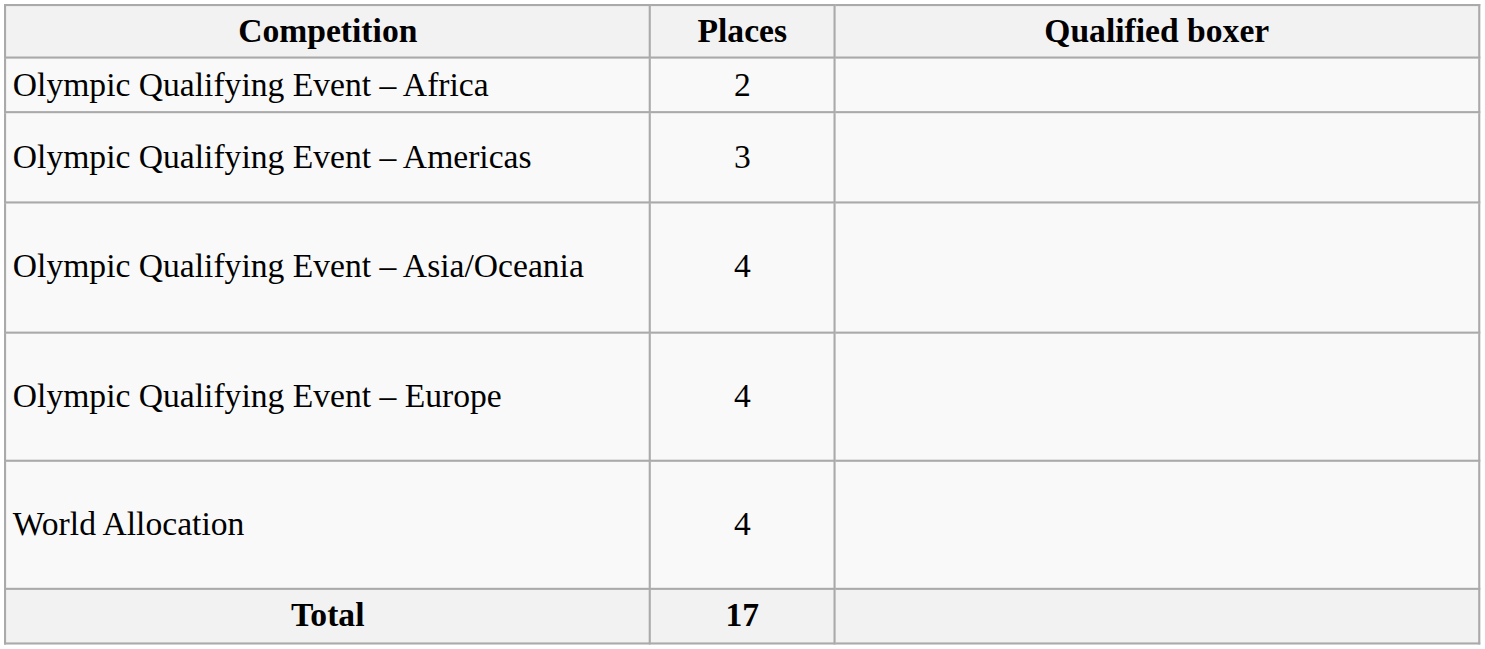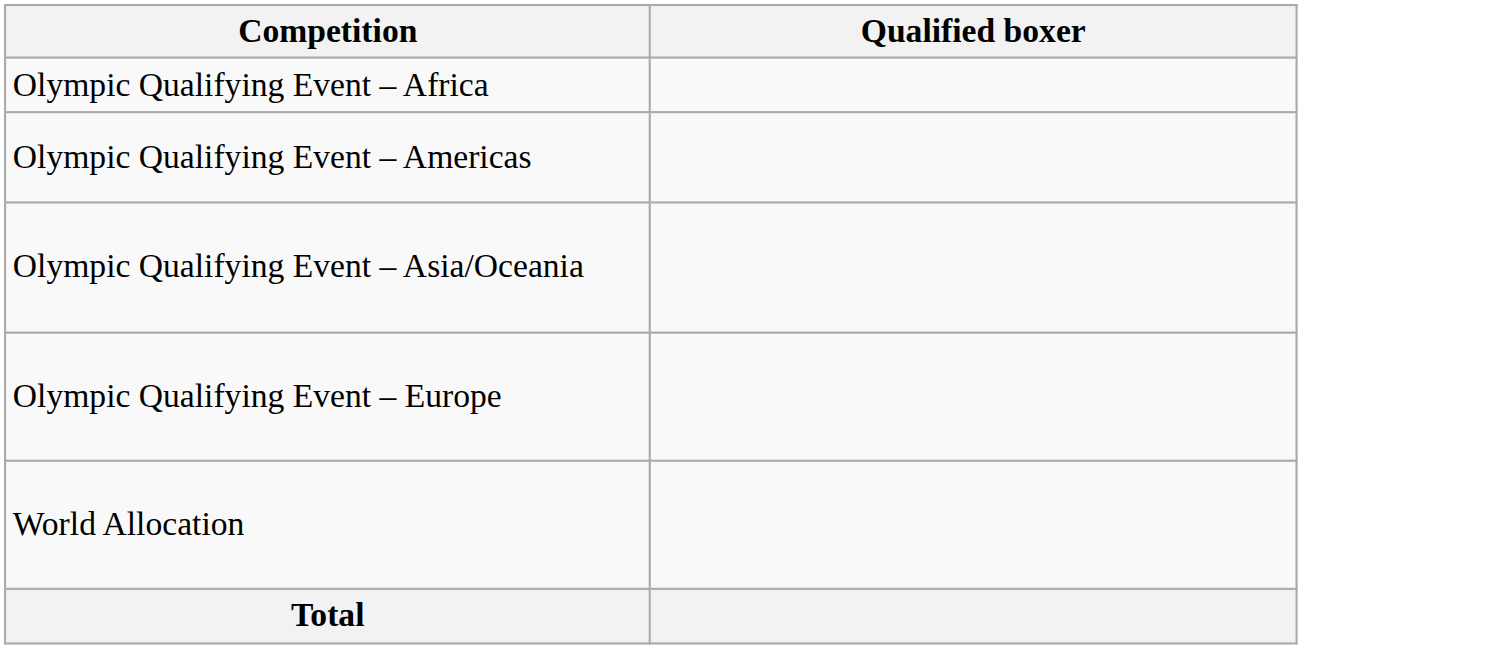- column: (742, 31)
